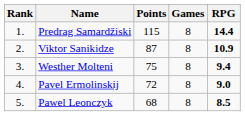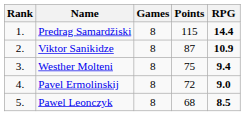columns swapped: (151, 13) <-> (188, 13)
